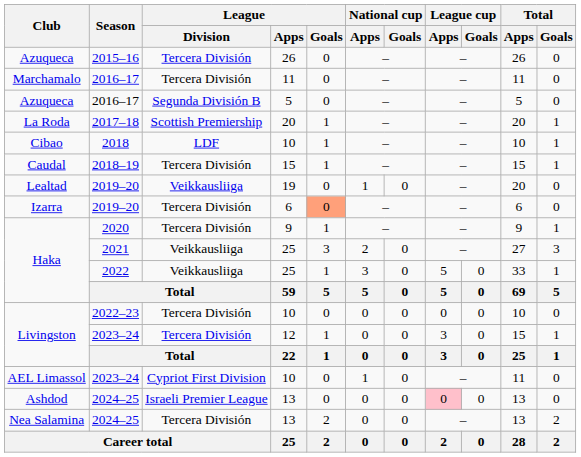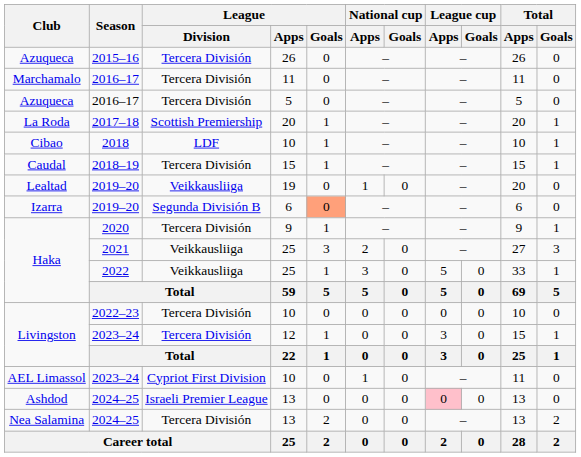(206, 100) Segunda División B -> (206, 100) Tercera División
(206, 206) Tercera División -> (206, 206) Segunda División B
